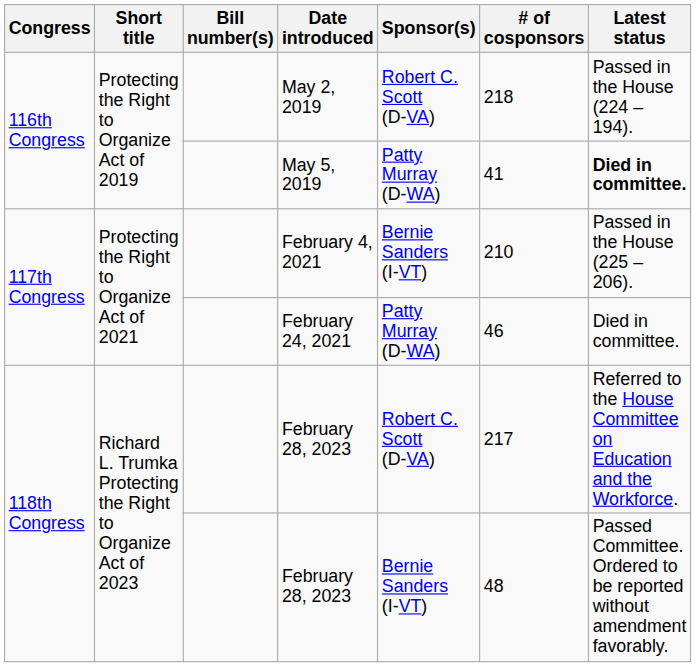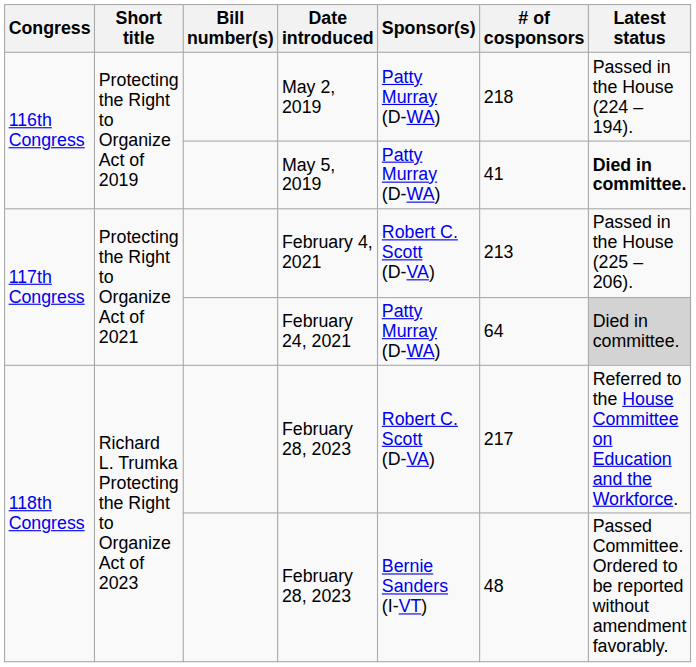(420, 96) Robert C. Scott (D-VA) -> (411, 96) Patty Murray (D-WA)
(415, 252) Bernie Sanders (I-VT) -> (420, 252) Robert C. Scott (D-VA)
(499, 252) 210 -> (499, 252) 213
(494, 331) 46 -> (494, 331) 64
(636, 331) no background -> (636, 331) lightgrey background
